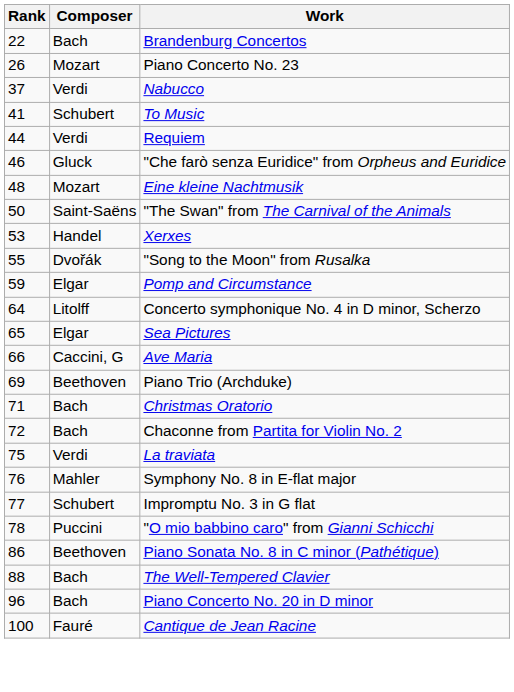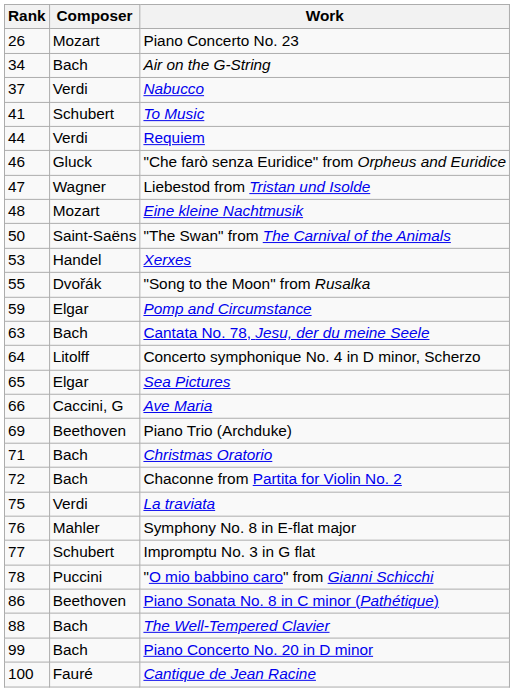- row: (225, 41)
+ row: (207, 65)
+ row: (257, 187)
+ row: (286, 333)
(17, 601) 96 -> (17, 650) 99
